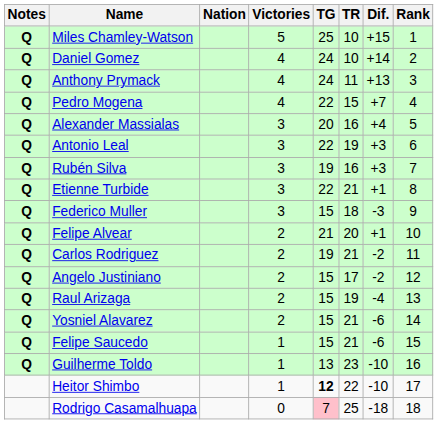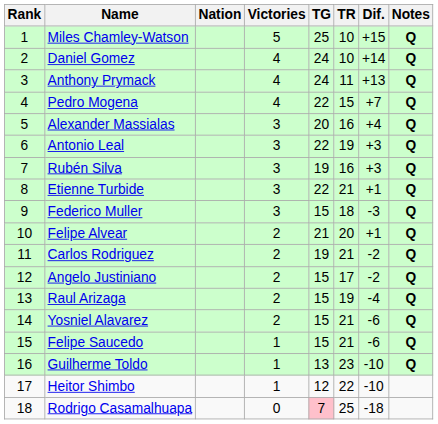columns swapped: (413, 15) <-> (27, 15)
(326, 386) bold -> (321, 386) normal
